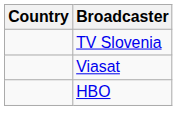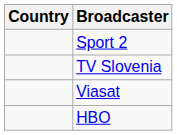+ row: (102, 42)
